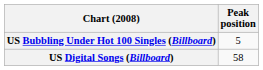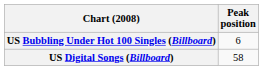(238, 40) 5 -> (238, 40) 6
